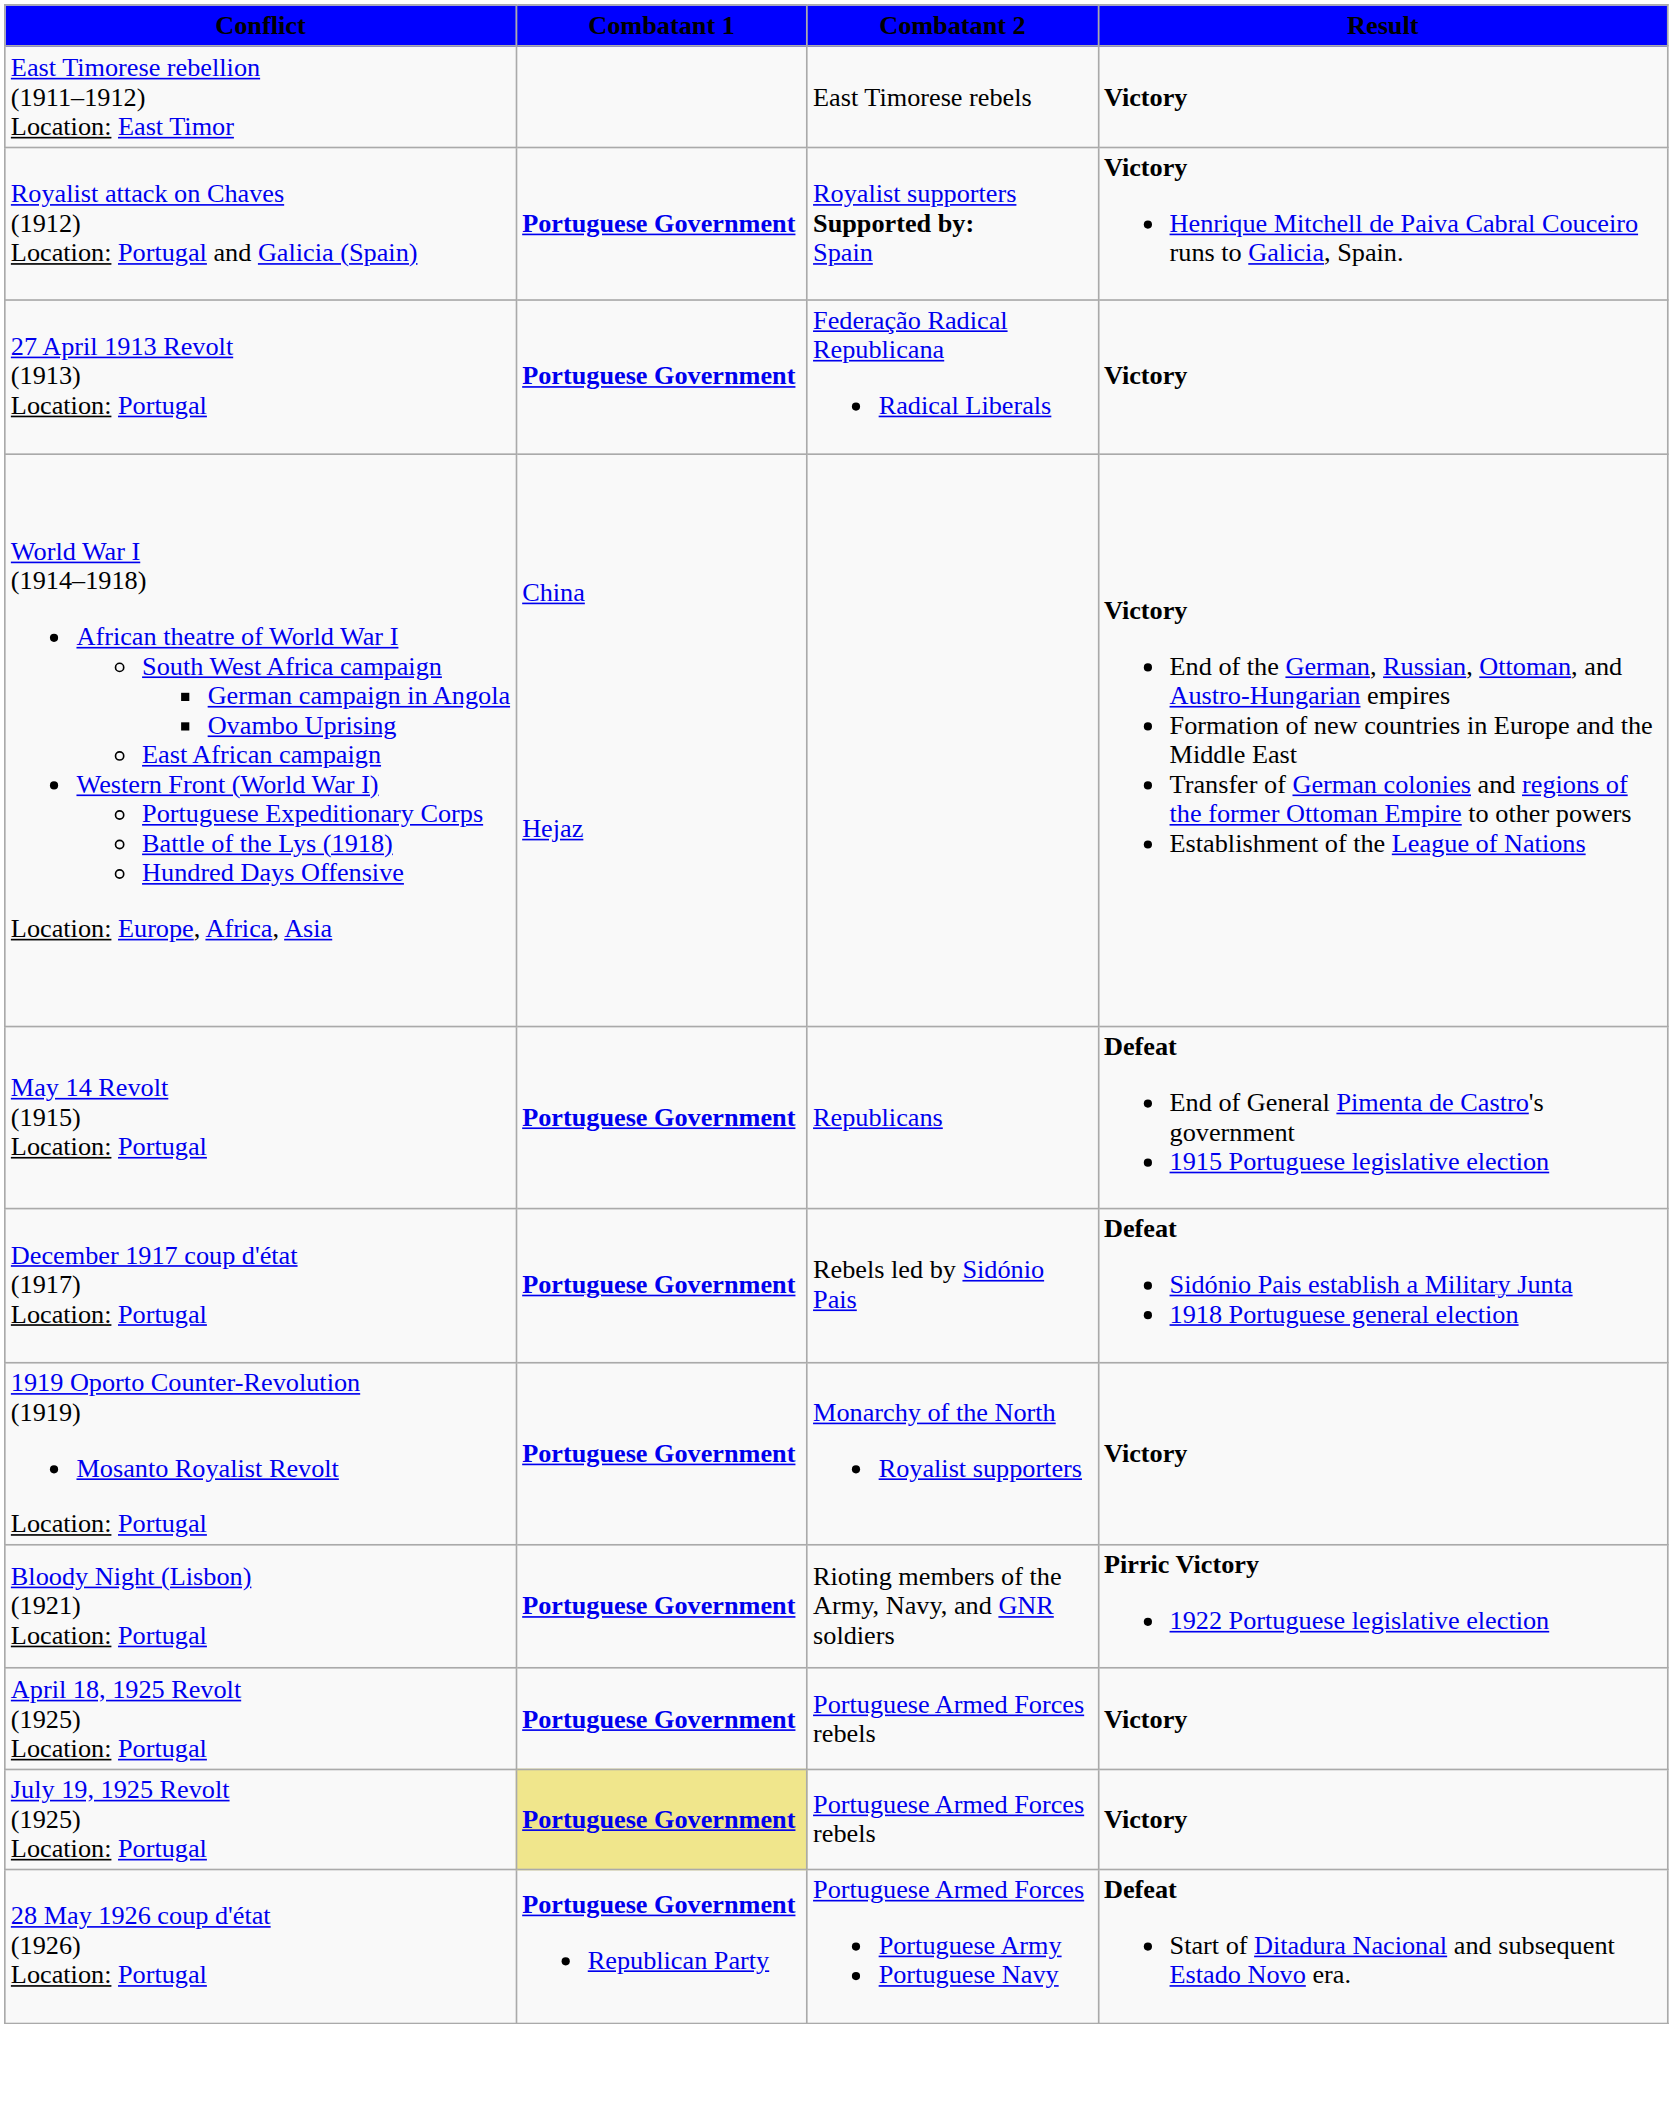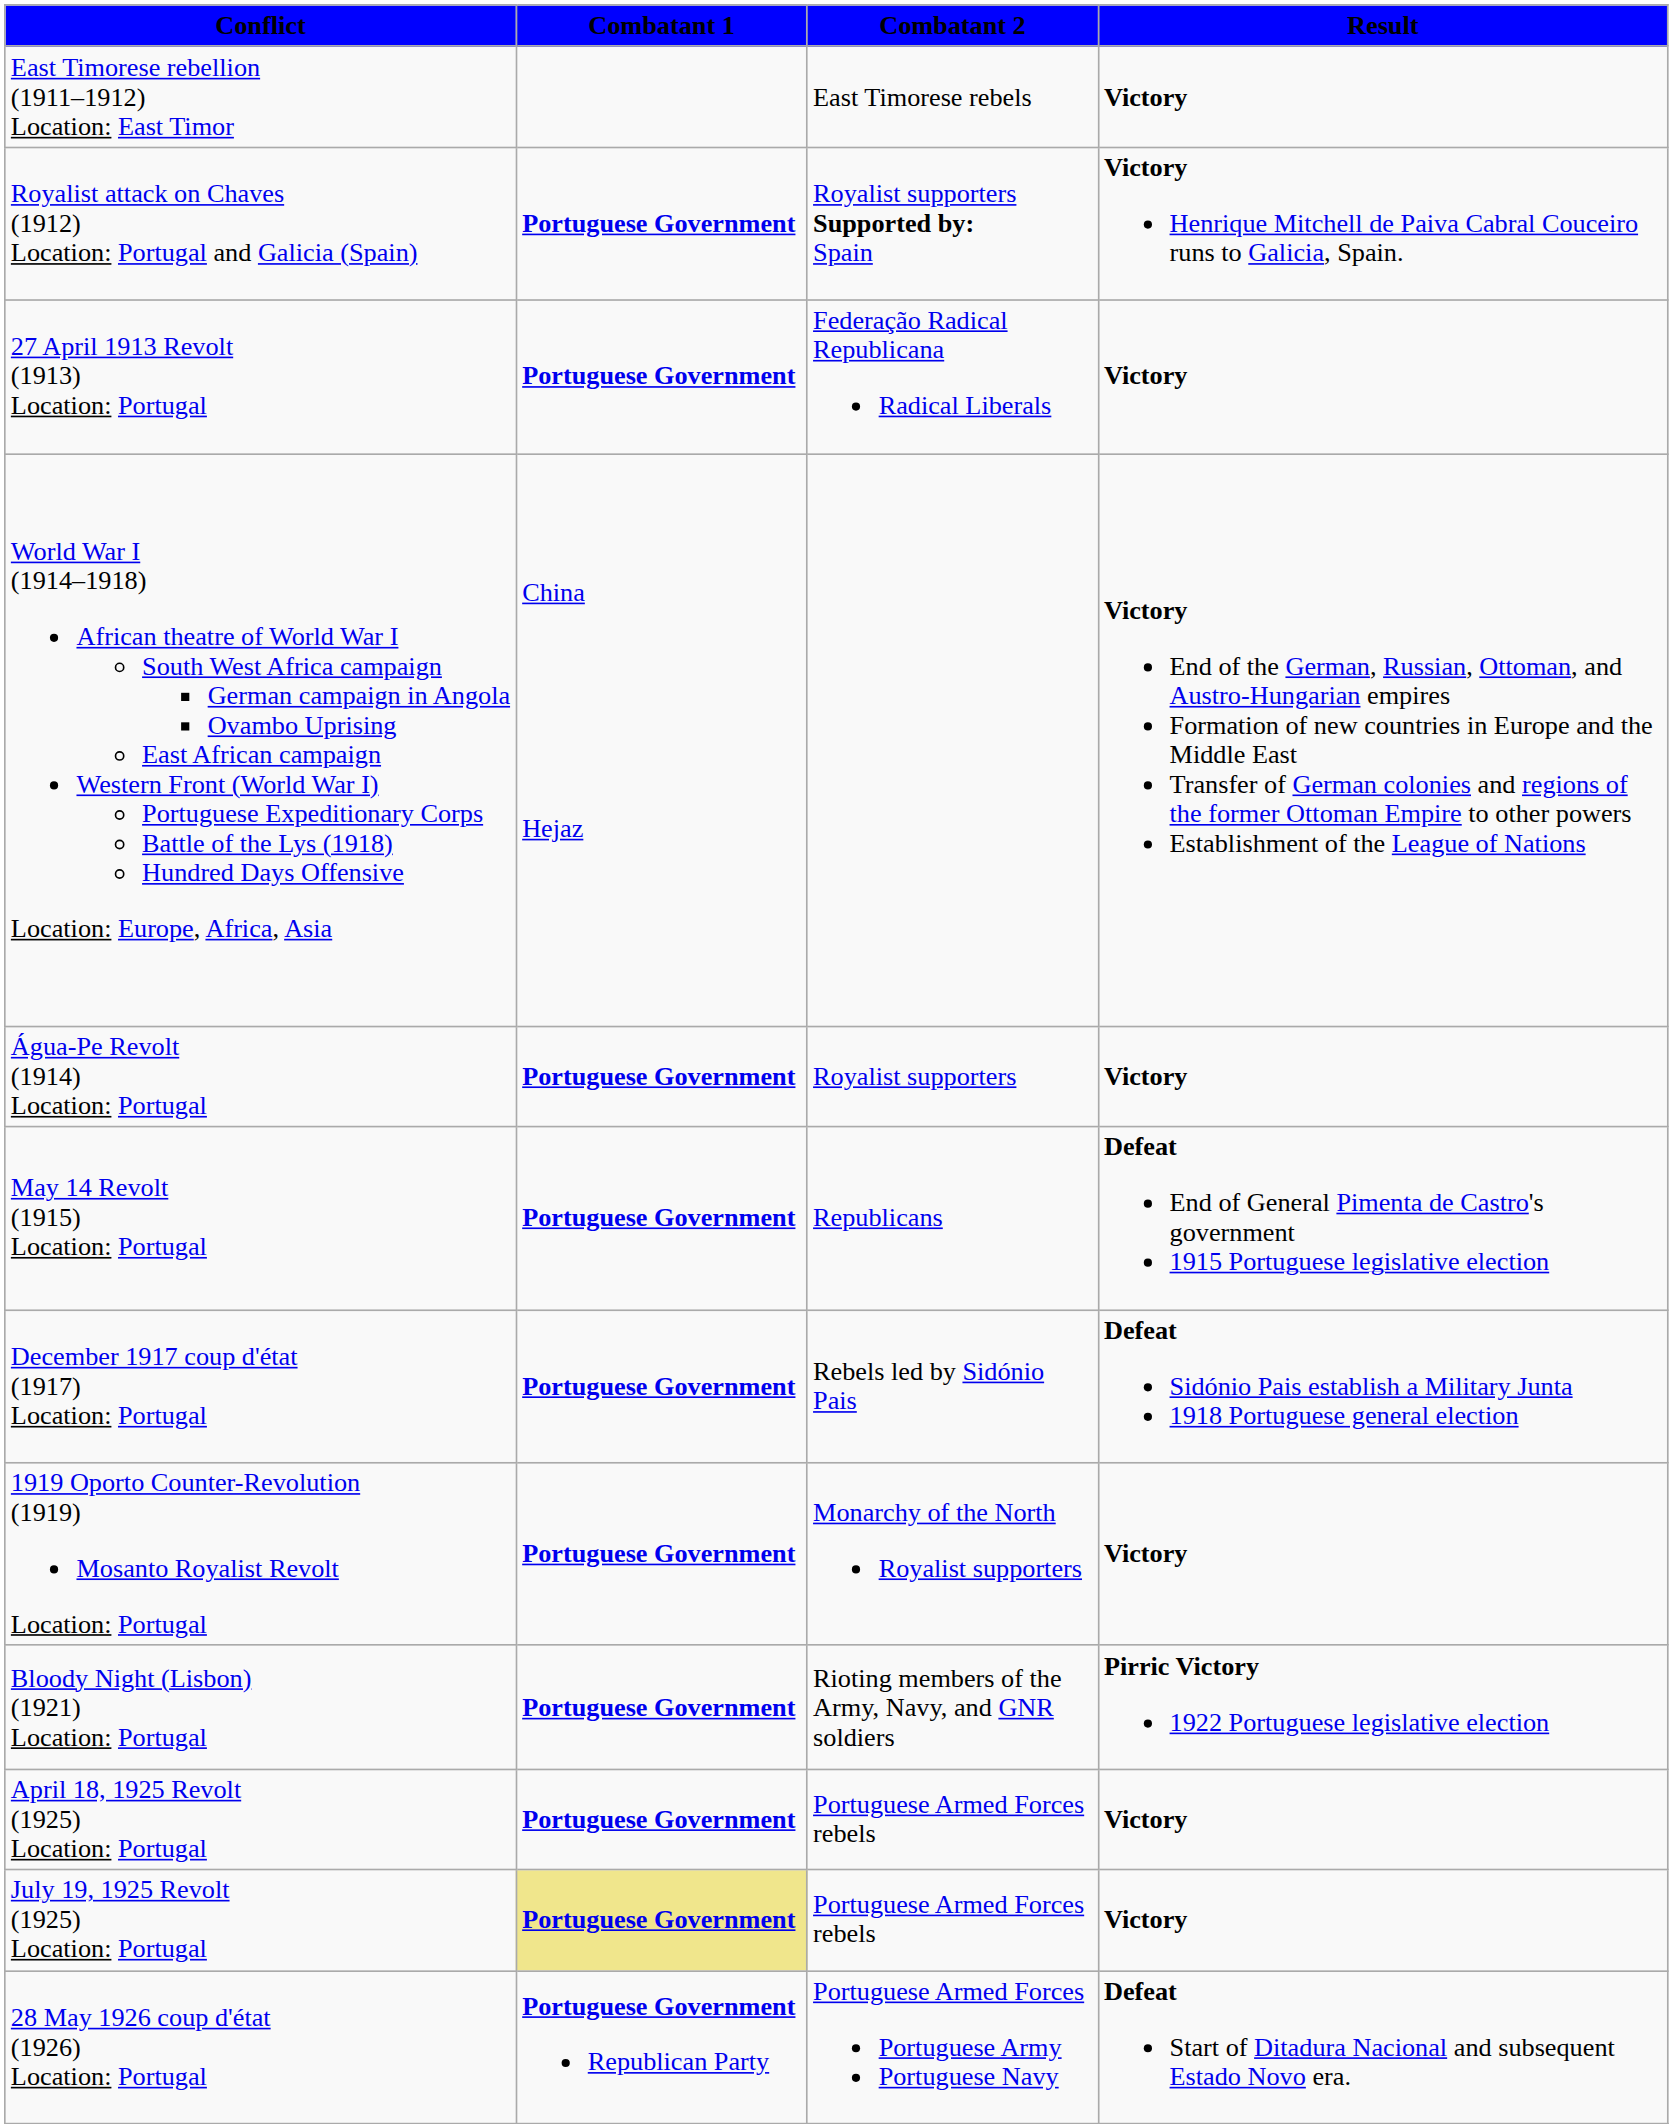+ row: (109, 1076)
